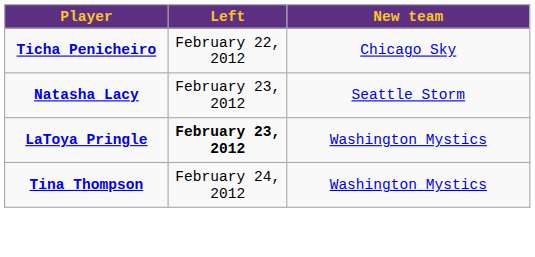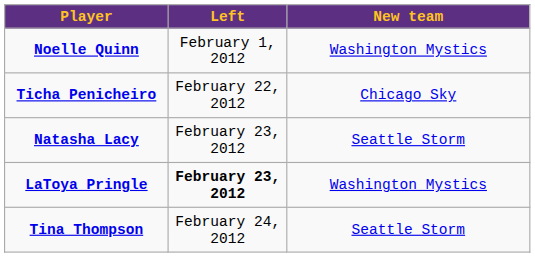+ row: (86, 51)
(408, 185) Washington Mystics -> (408, 230) Seattle Storm
